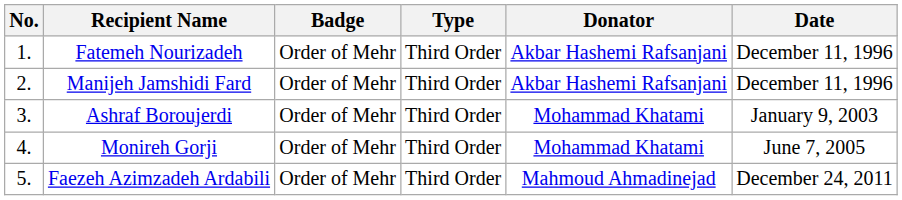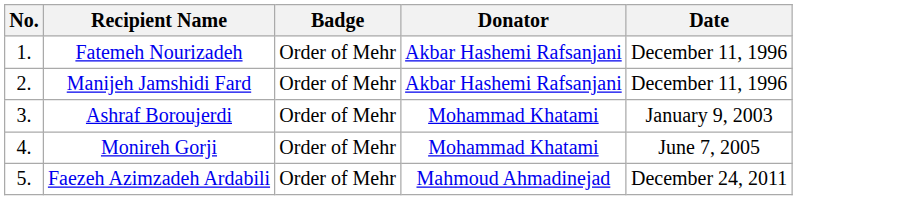- column: (453, 20)
